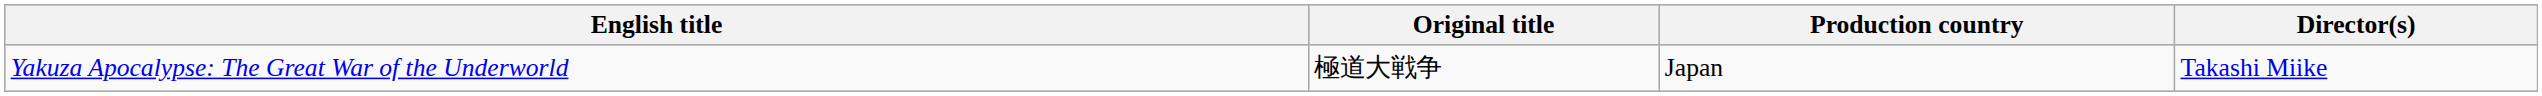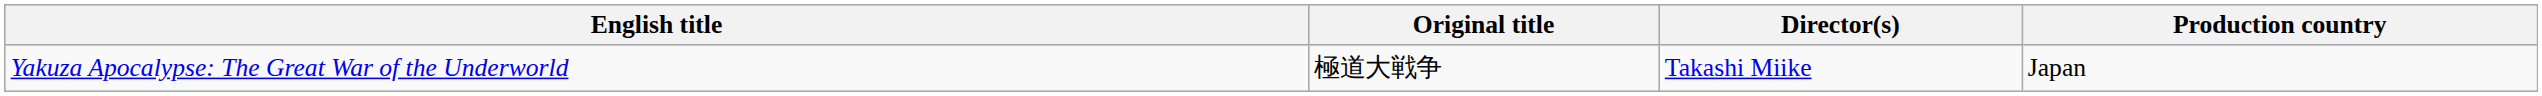columns swapped: (2356, 24) <-> (1917, 24)
